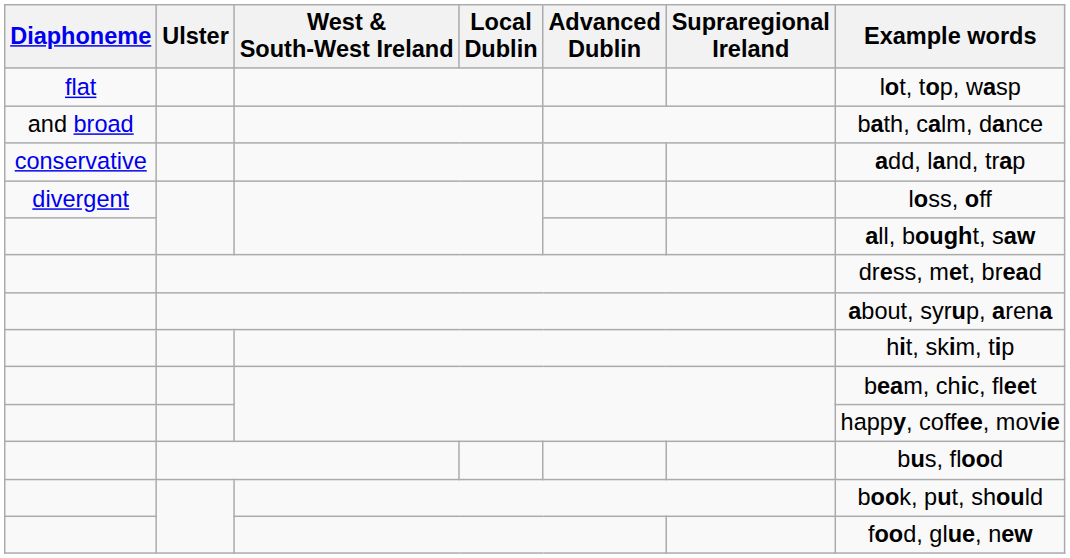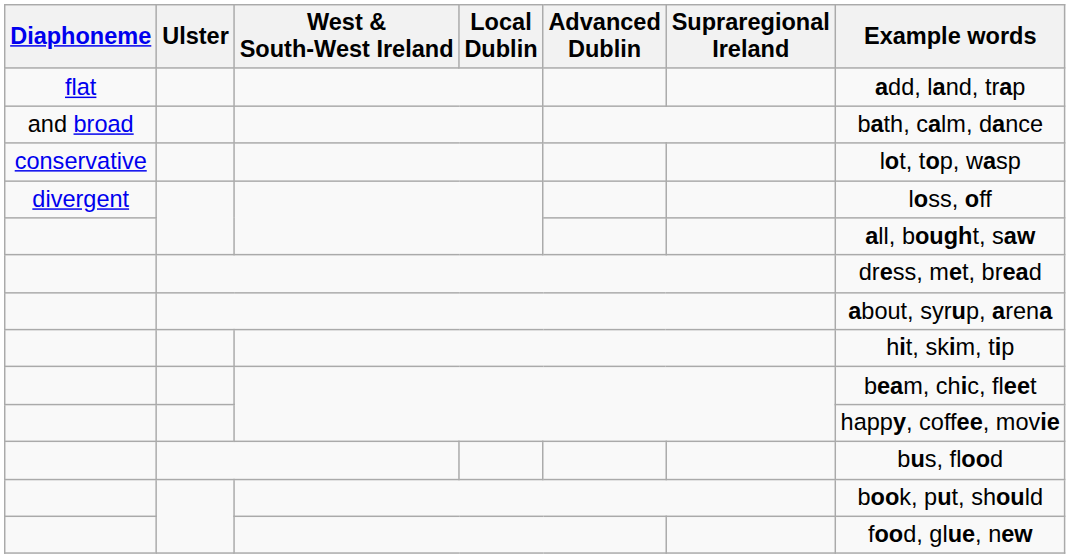(950, 86) lot, top, wasp -> (950, 86) add, land, trap
(950, 161) add, land, trap -> (950, 161) lot, top, wasp
